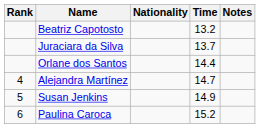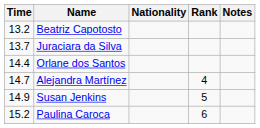columns swapped: (20, 13) <-> (205, 13)
